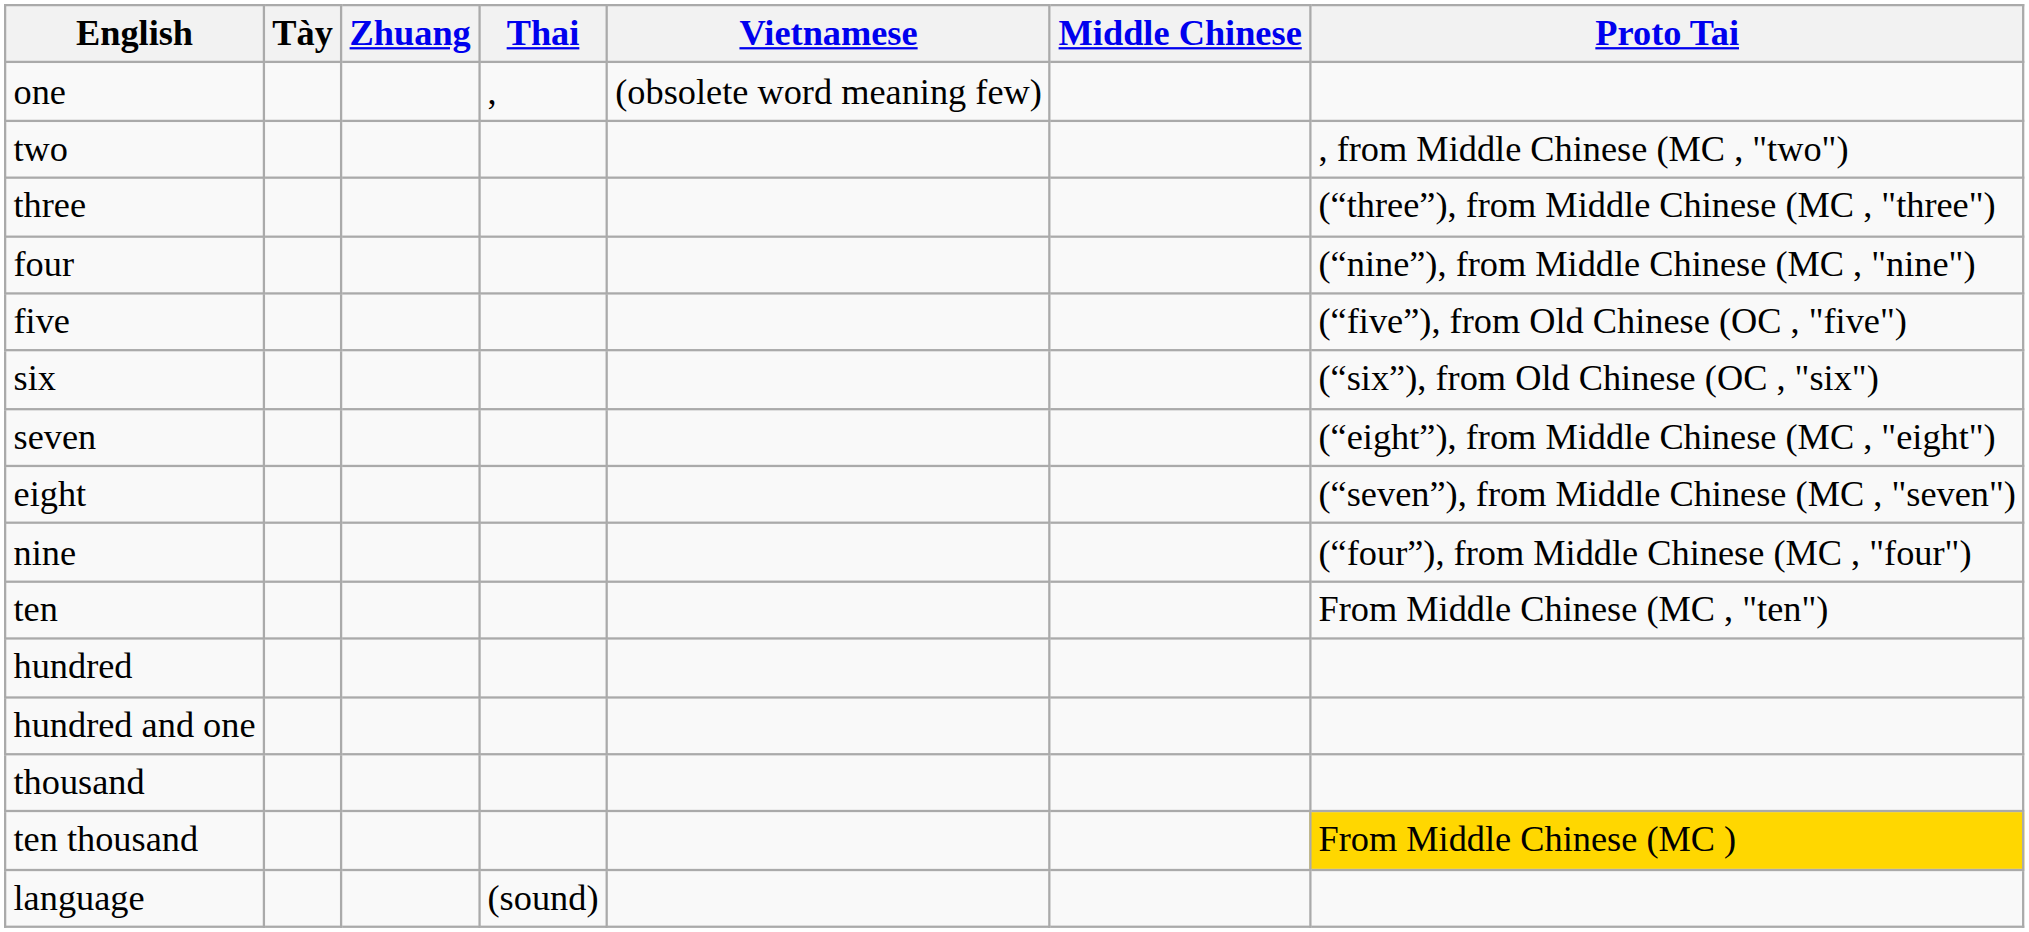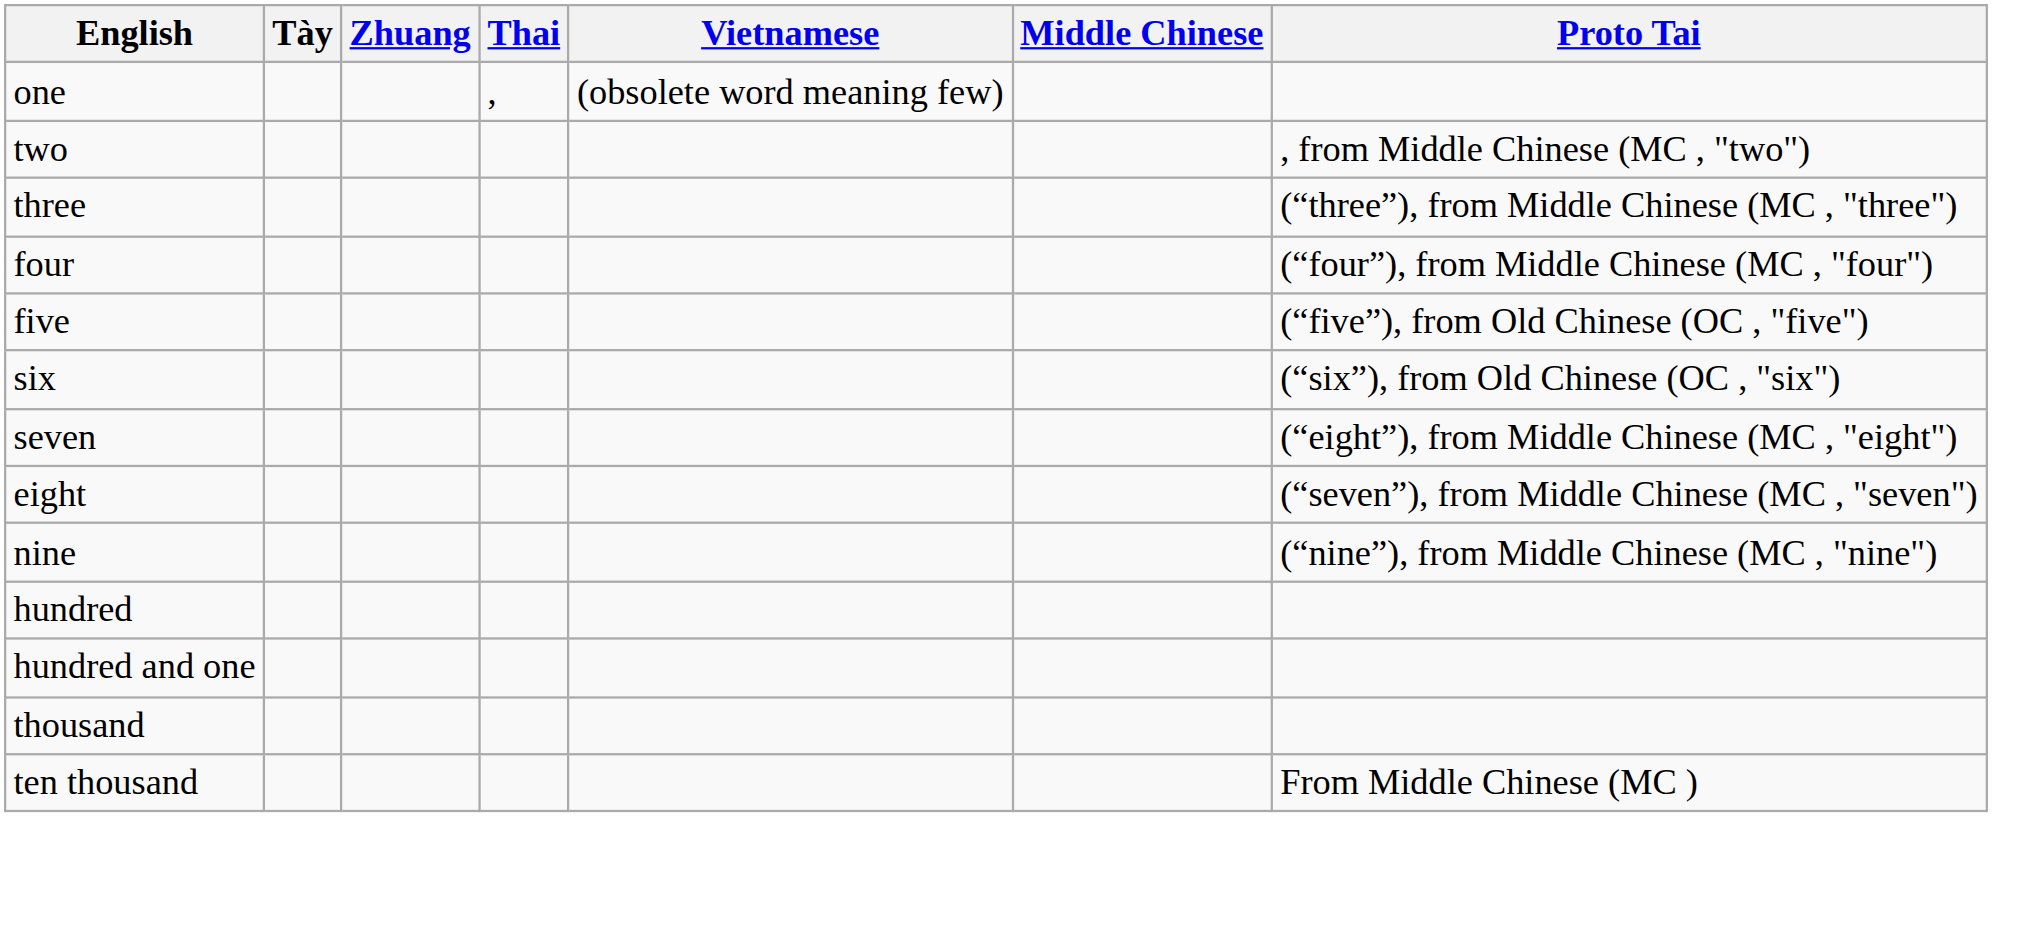(1647, 263) (“nine”), from Middle Chinese (MC , "nine") -> (1607, 263) (“four”), from Middle Chinese (MC , "four")
(1645, 551) (“four”), from Middle Chinese (MC , "four") -> (1609, 551) (“nine”), from Middle Chinese (MC , "nine")
- row: (36, 609)
(1527, 839) gold background -> (1489, 782) no background
- row: (79, 897)
